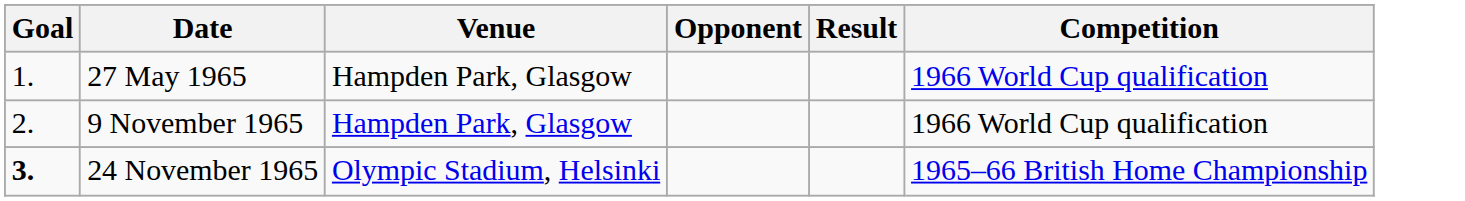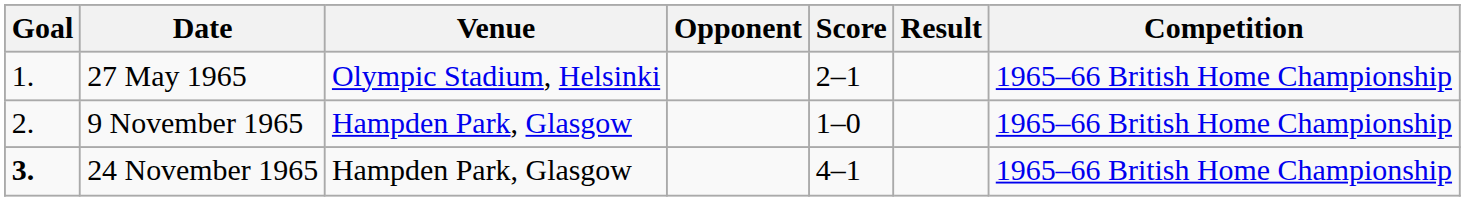+ column: (851, 28)
(482, 75) Hampden Park, Glasgow -> (496, 75) Olympic Stadium, Helsinki
(1090, 75) 1966 World Cup qualification -> (1224, 75) 1965–66 British Home Championship
(1090, 123) 1966 World Cup qualification -> (1224, 123) 1965–66 British Home Championship
(496, 170) Olympic Stadium, Helsinki -> (482, 170) Hampden Park, Glasgow
